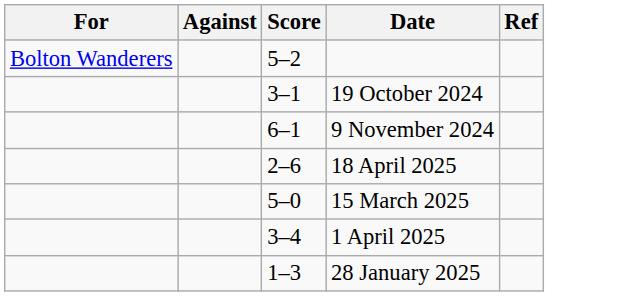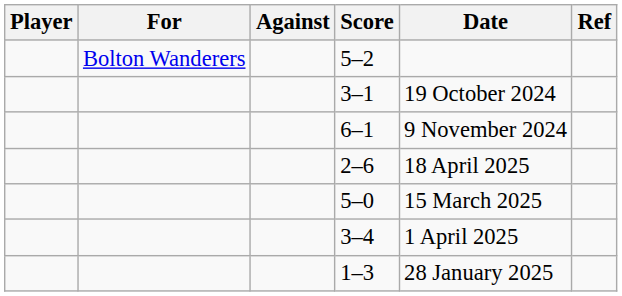+ column: (41, 22)
